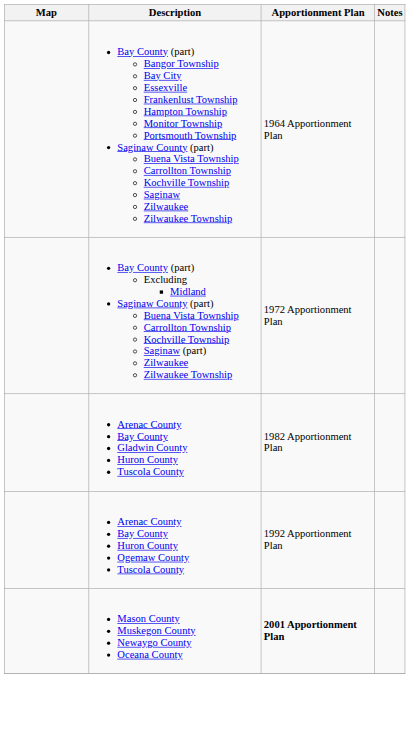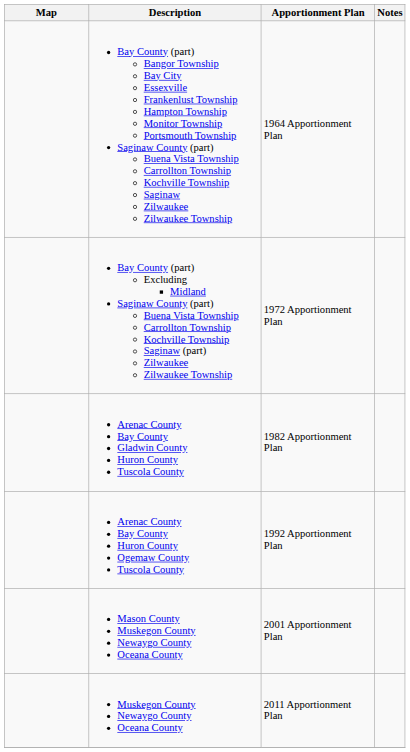(310, 631) bold -> (308, 631) normal
+ row: (175, 716)
